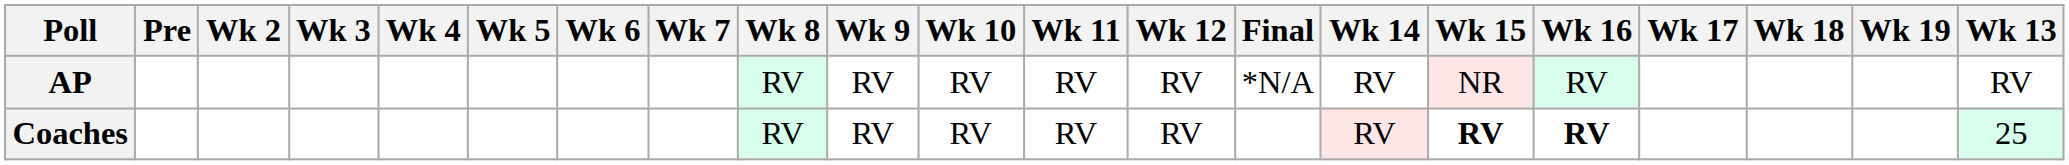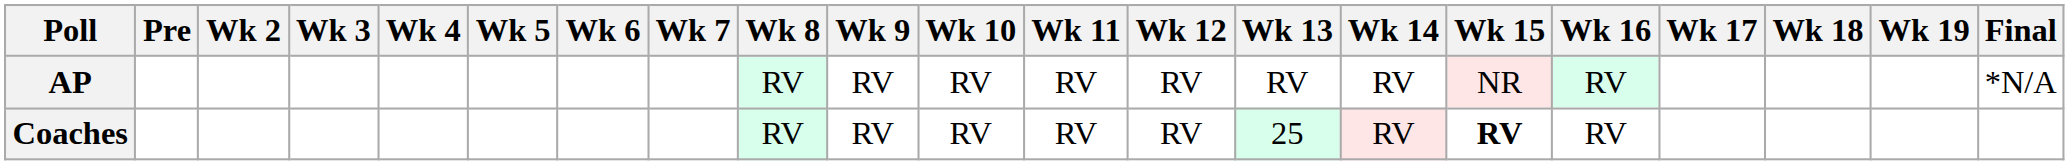columns swapped: (2011, 30) <-> (1278, 30)
(1587, 133) bold -> (1606, 133) normal
